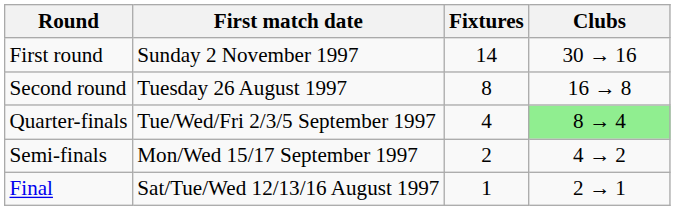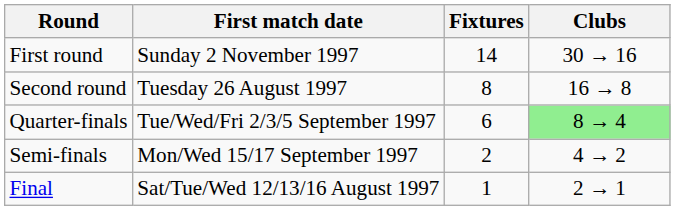(486, 121) 4 -> (486, 121) 6
